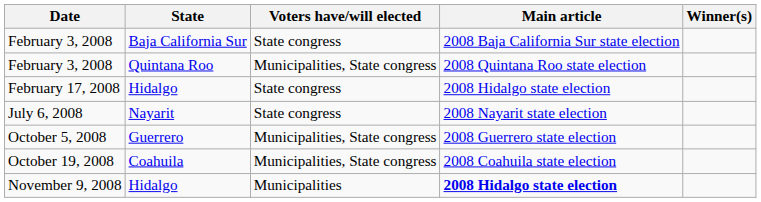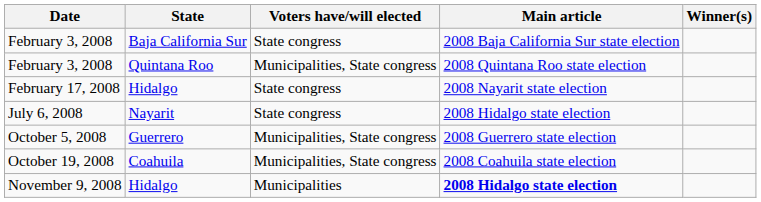(527, 88) 2008 Hidalgo state election -> (525, 88) 2008 Nayarit state election
(525, 112) 2008 Nayarit state election -> (527, 112) 2008 Hidalgo state election
